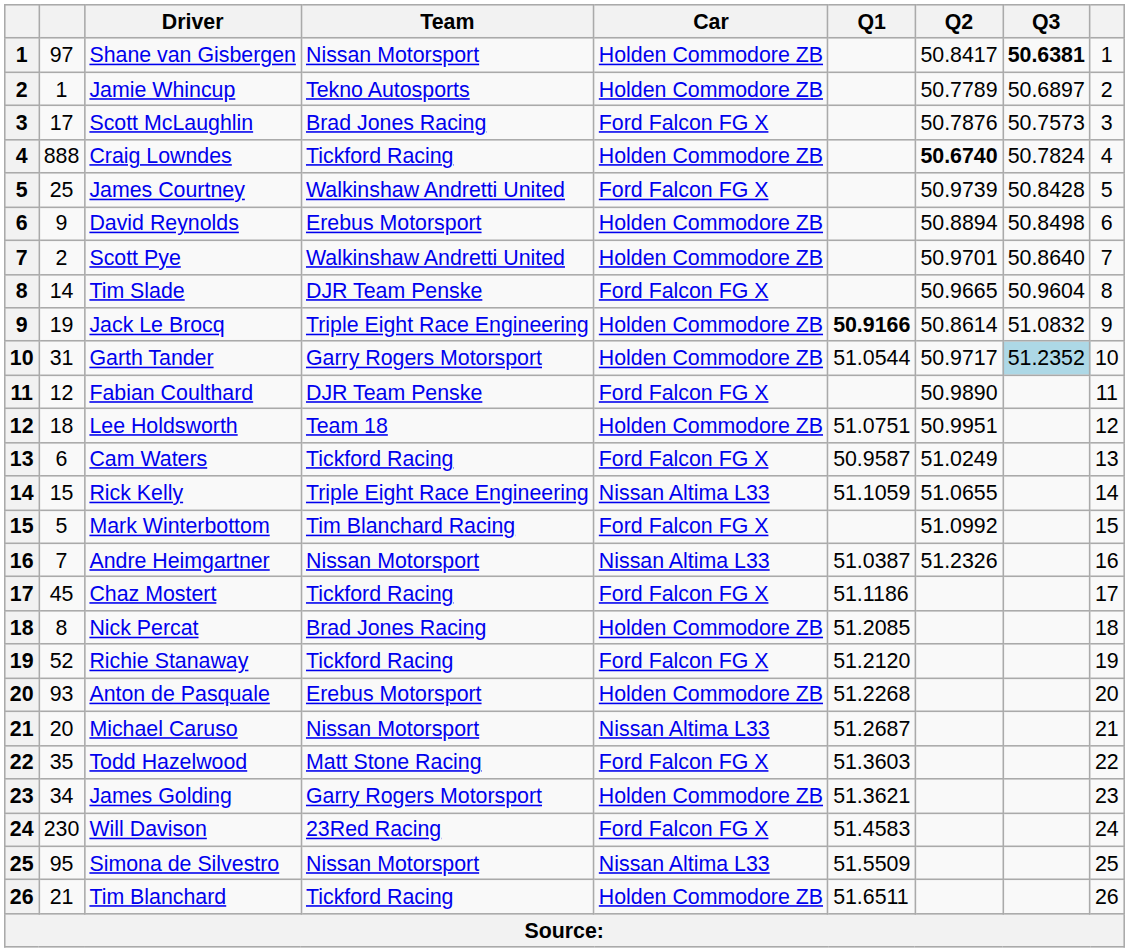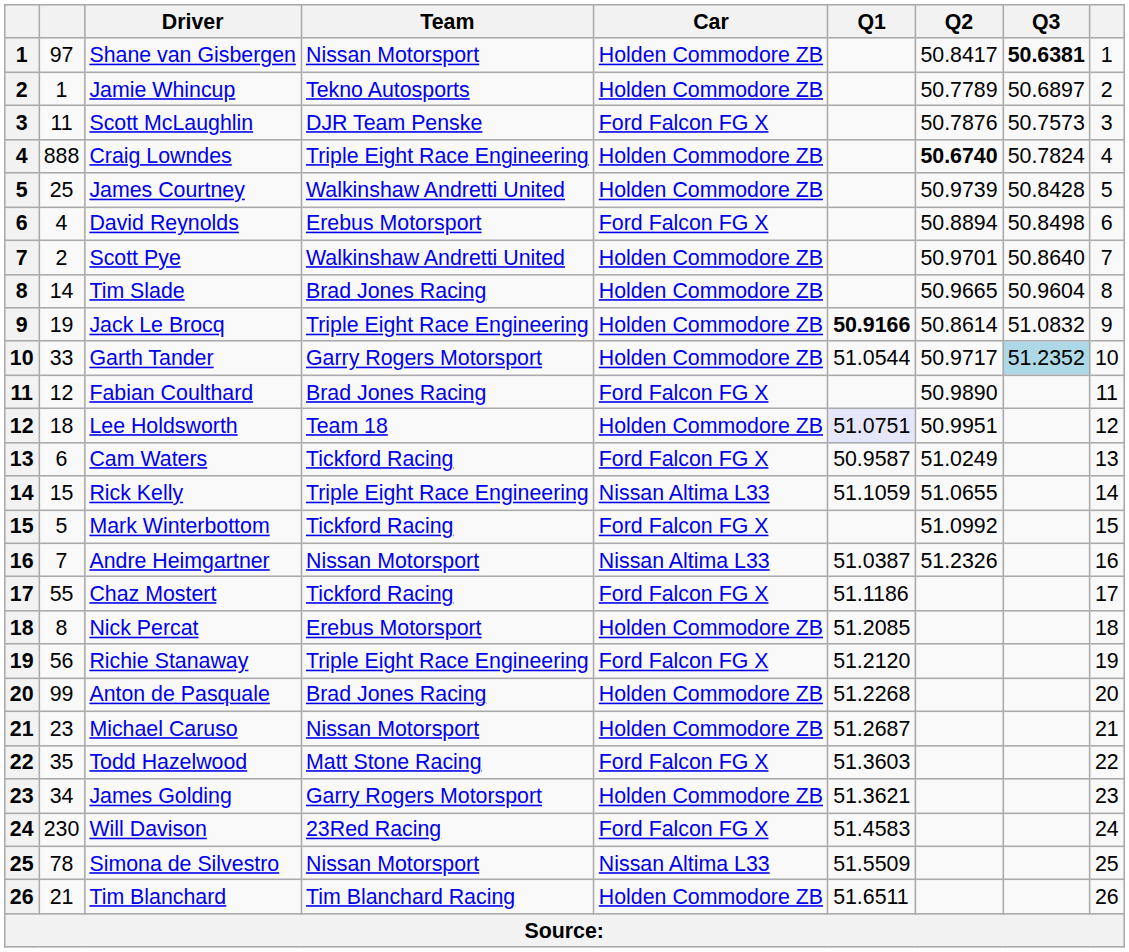(62, 122) 17 -> (62, 122) 11
(396, 122) Brad Jones Racing -> (394, 122) DJR Team Penske
(380, 156) Tickford Racing -> (447, 156) Triple Eight Race Engineering
(684, 189) Ford Falcon FG X -> (711, 189) Holden Commodore ZB
(62, 223) 9 -> (62, 223) 4
(711, 223) Holden Commodore ZB -> (684, 223) Ford Falcon FG X
(394, 290) DJR Team Penske -> (396, 290) Brad Jones Racing
(684, 290) Ford Falcon FG X -> (711, 290) Holden Commodore ZB
(62, 358) 31 -> (62, 358) 33
(394, 391) DJR Team Penske -> (396, 391) Brad Jones Racing
(872, 425) no background -> (872, 425) lavender background
(411, 526) Tim Blanchard Racing -> (380, 526) Tickford Racing
(62, 593) 45 -> (62, 593) 55
(396, 627) Brad Jones Racing -> (394, 627) Erebus Motorsport
(62, 661) 52 -> (62, 661) 56
(380, 661) Tickford Racing -> (447, 661) Triple Eight Race Engineering
(62, 694) 93 -> (62, 694) 99
(394, 694) Erebus Motorsport -> (396, 694) Brad Jones Racing
(62, 728) 20 -> (62, 728) 23
(684, 728) Nissan Altima L33 -> (711, 728) Holden Commodore ZB
(62, 863) 95 -> (62, 863) 78
(380, 896) Tickford Racing -> (411, 896) Tim Blanchard Racing
